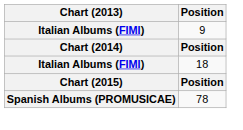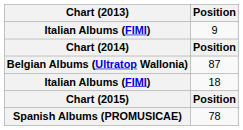+ row: (214, 64)
